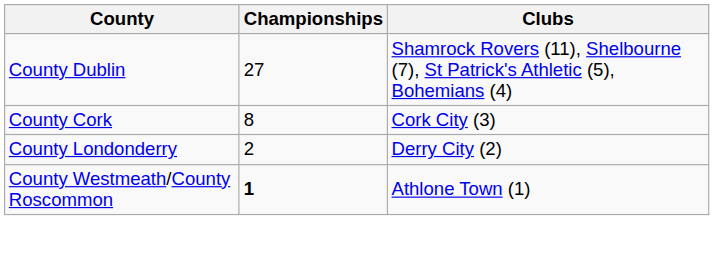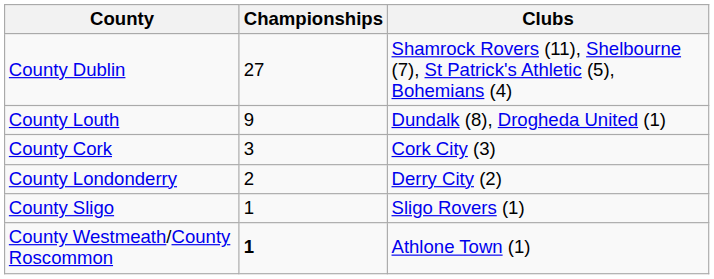+ row: (64, 119)
(249, 119) 8 -> (249, 149) 3
+ row: (61, 208)
